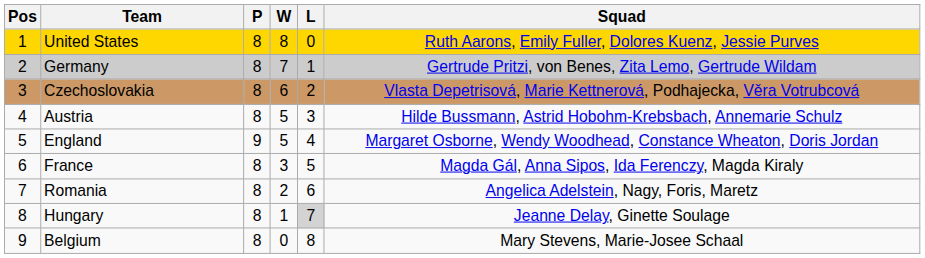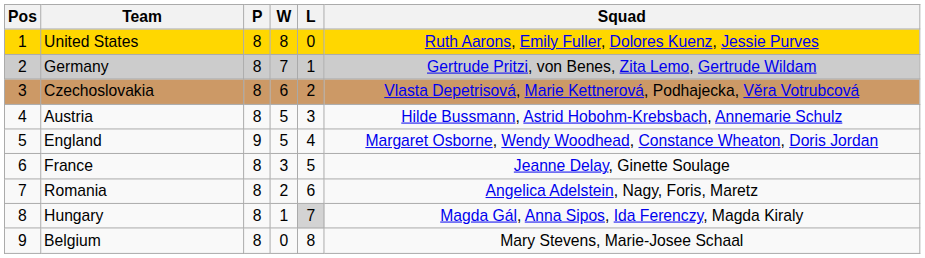(622, 166) Magda Gál, Anna Sipos, Ida Ferenczy, Magda Kiraly -> (622, 166) Jeanne Delay, Ginette Soulage
(622, 215) Jeanne Delay, Ginette Soulage -> (622, 215) Magda Gál, Anna Sipos, Ida Ferenczy, Magda Kiraly
